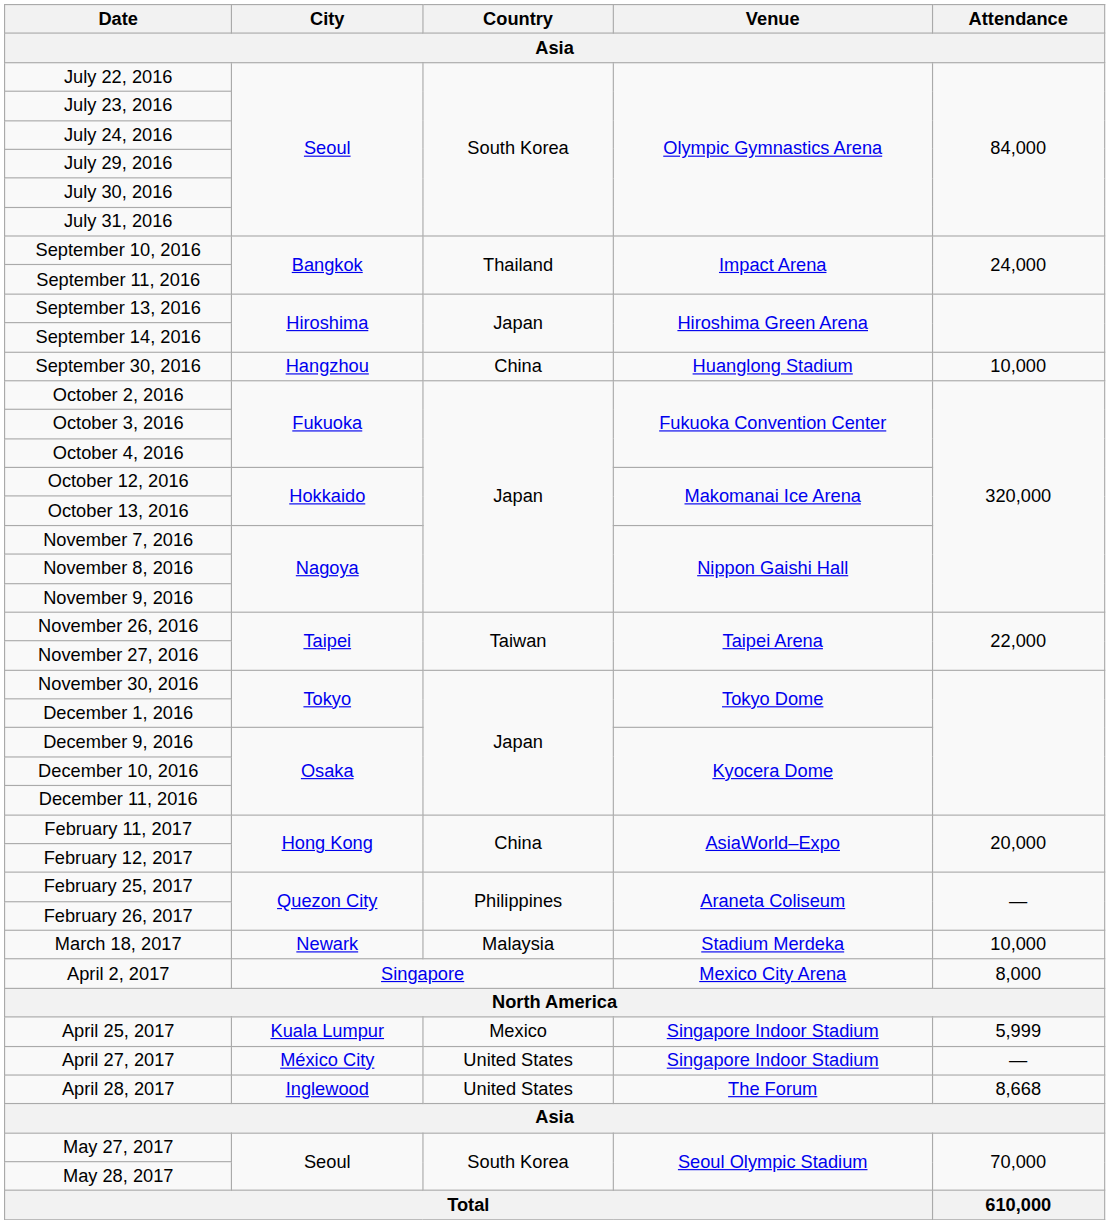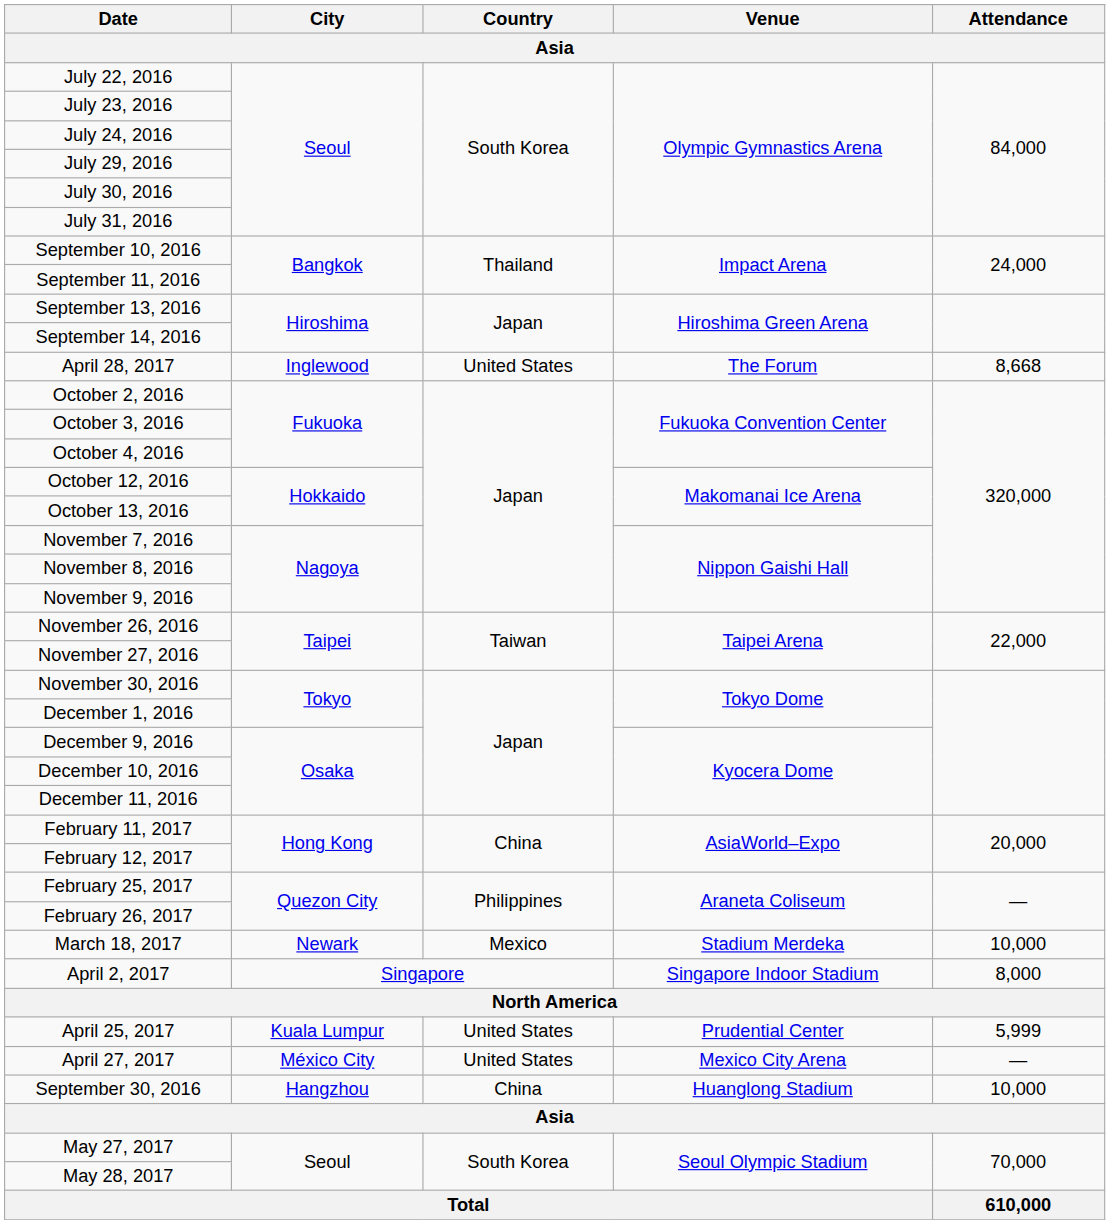rows swapped: (118, 366) <-> (118, 1089)
(518, 944) Malaysia -> (518, 944) Mexico
(773, 973) Mexico City Arena -> (773, 973) Singapore Indoor Stadium
(518, 1031) Mexico -> (518, 1031) United States
(773, 1031) Singapore Indoor Stadium -> (773, 1031) Prudential Center
(773, 1060) Singapore Indoor Stadium -> (773, 1060) Mexico City Arena
